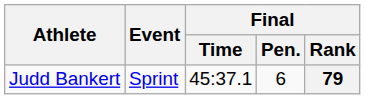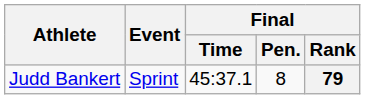(281, 80) 6 -> (281, 80) 8
